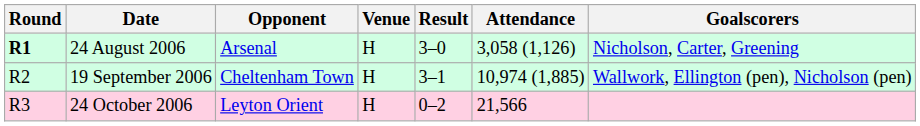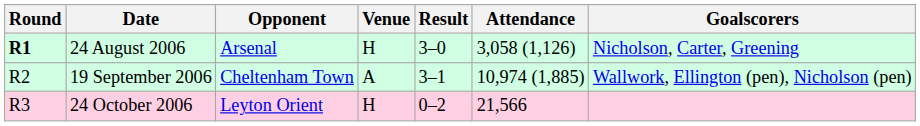(369, 76) H -> (369, 76) A
